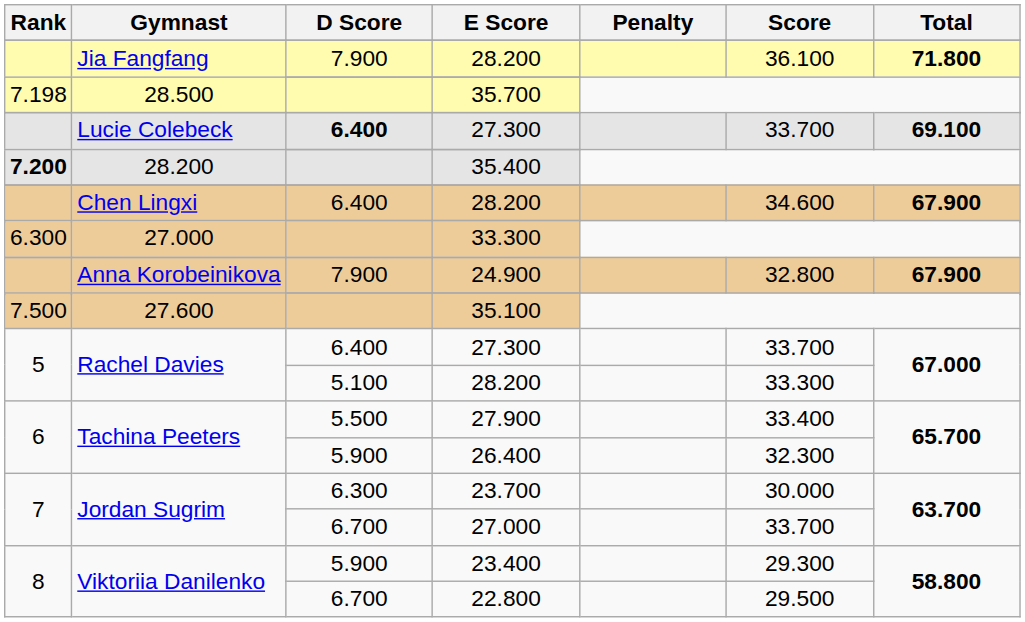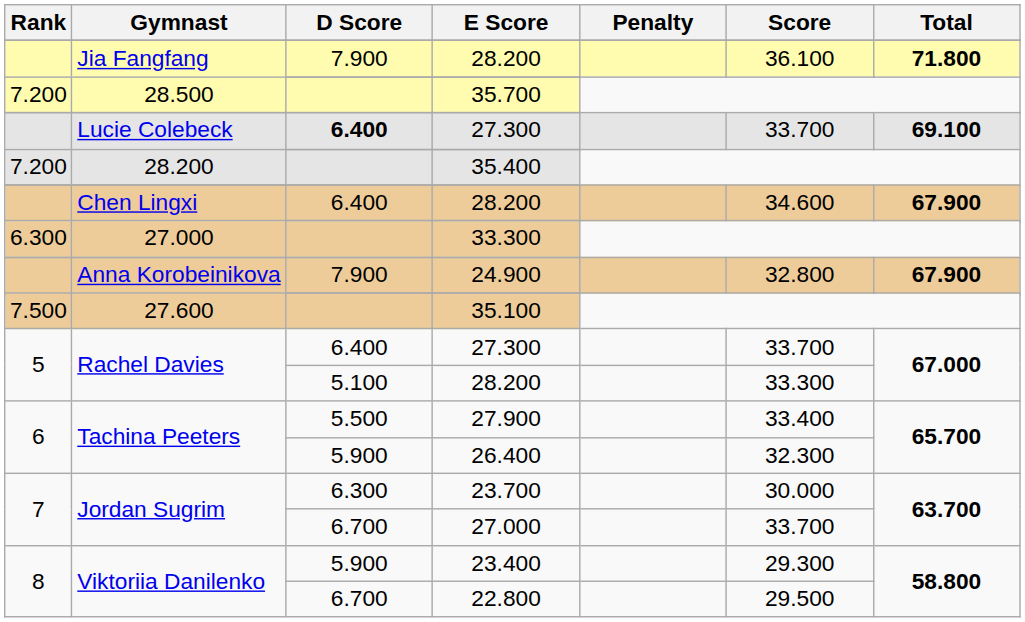(38, 94) 7.198 -> (38, 94) 7.200
(38, 166) bold -> (38, 166) normal
